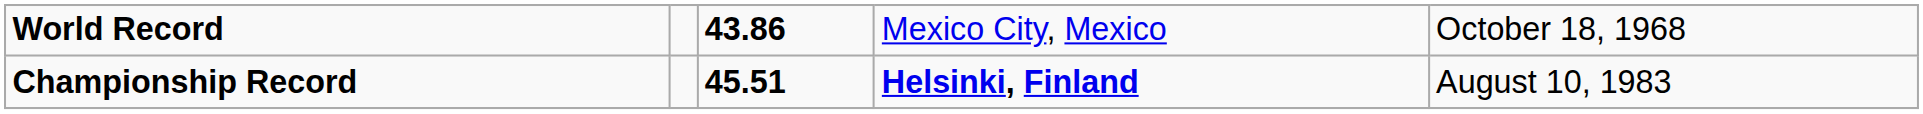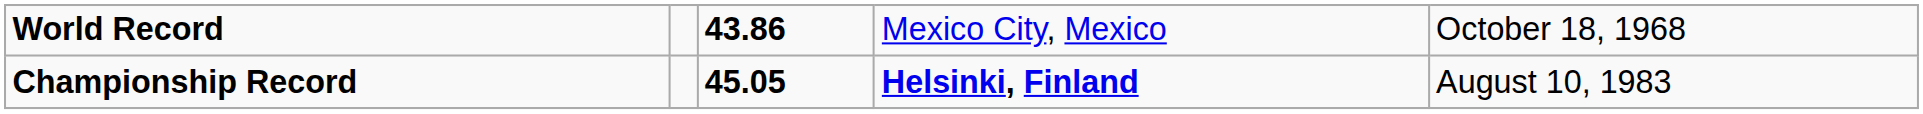(745, 81) 45.51 -> (745, 81) 45.05
